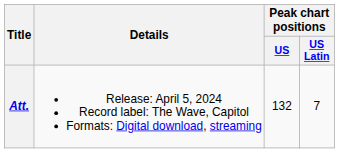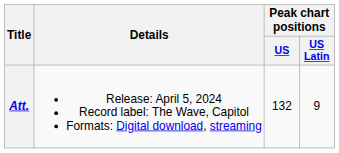(317, 106) 7 -> (317, 106) 9
